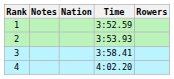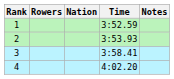columns swapped: (152, 11) <-> (44, 11)
